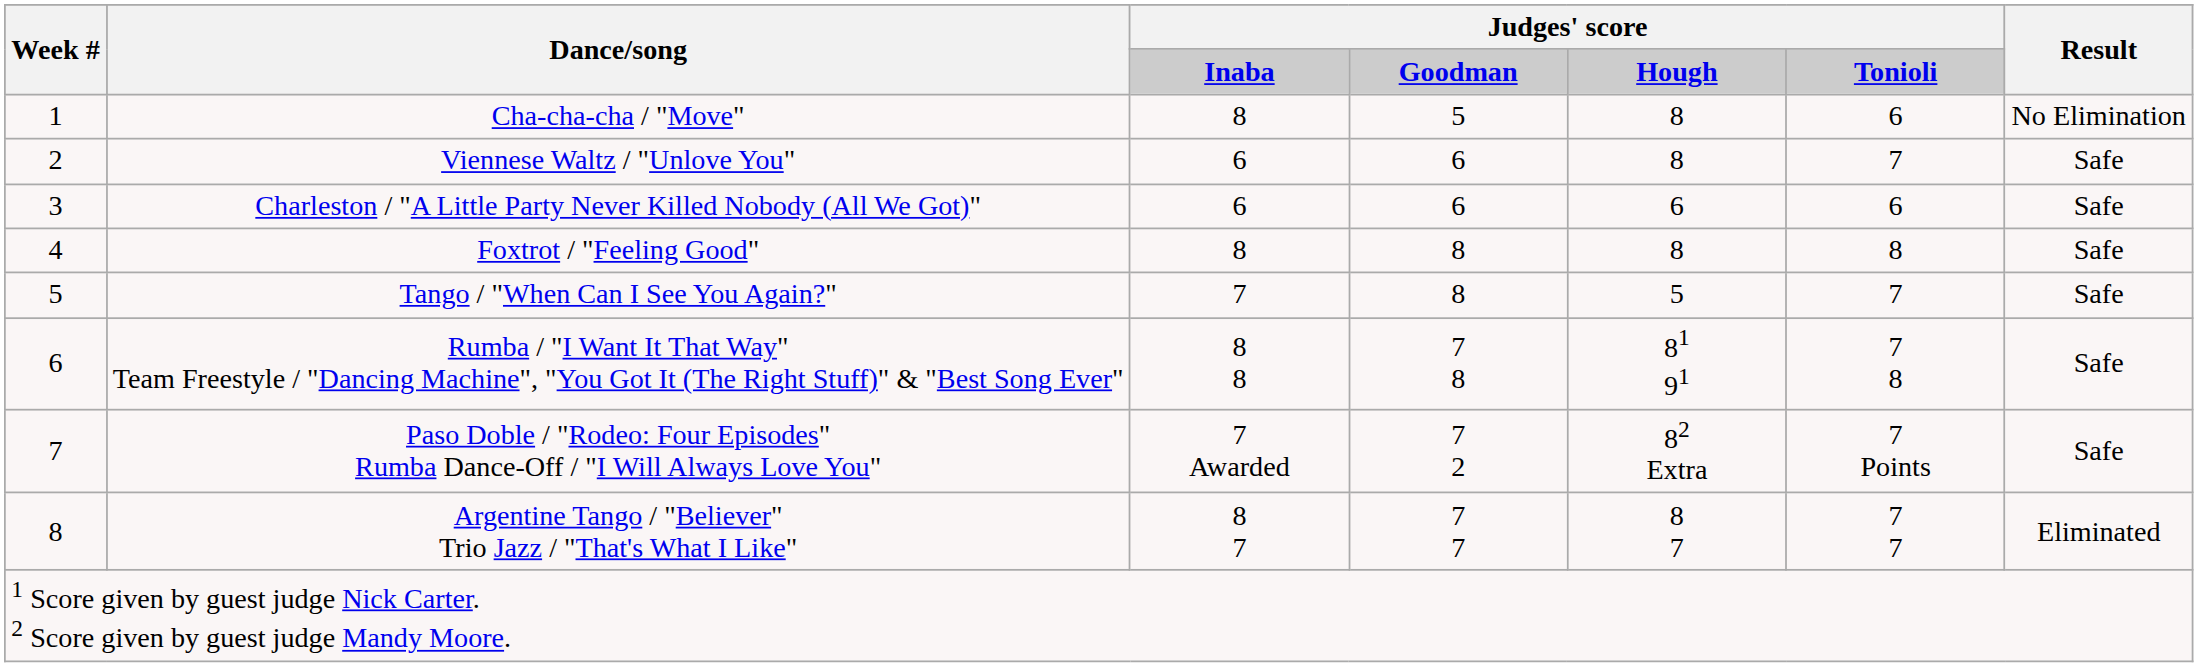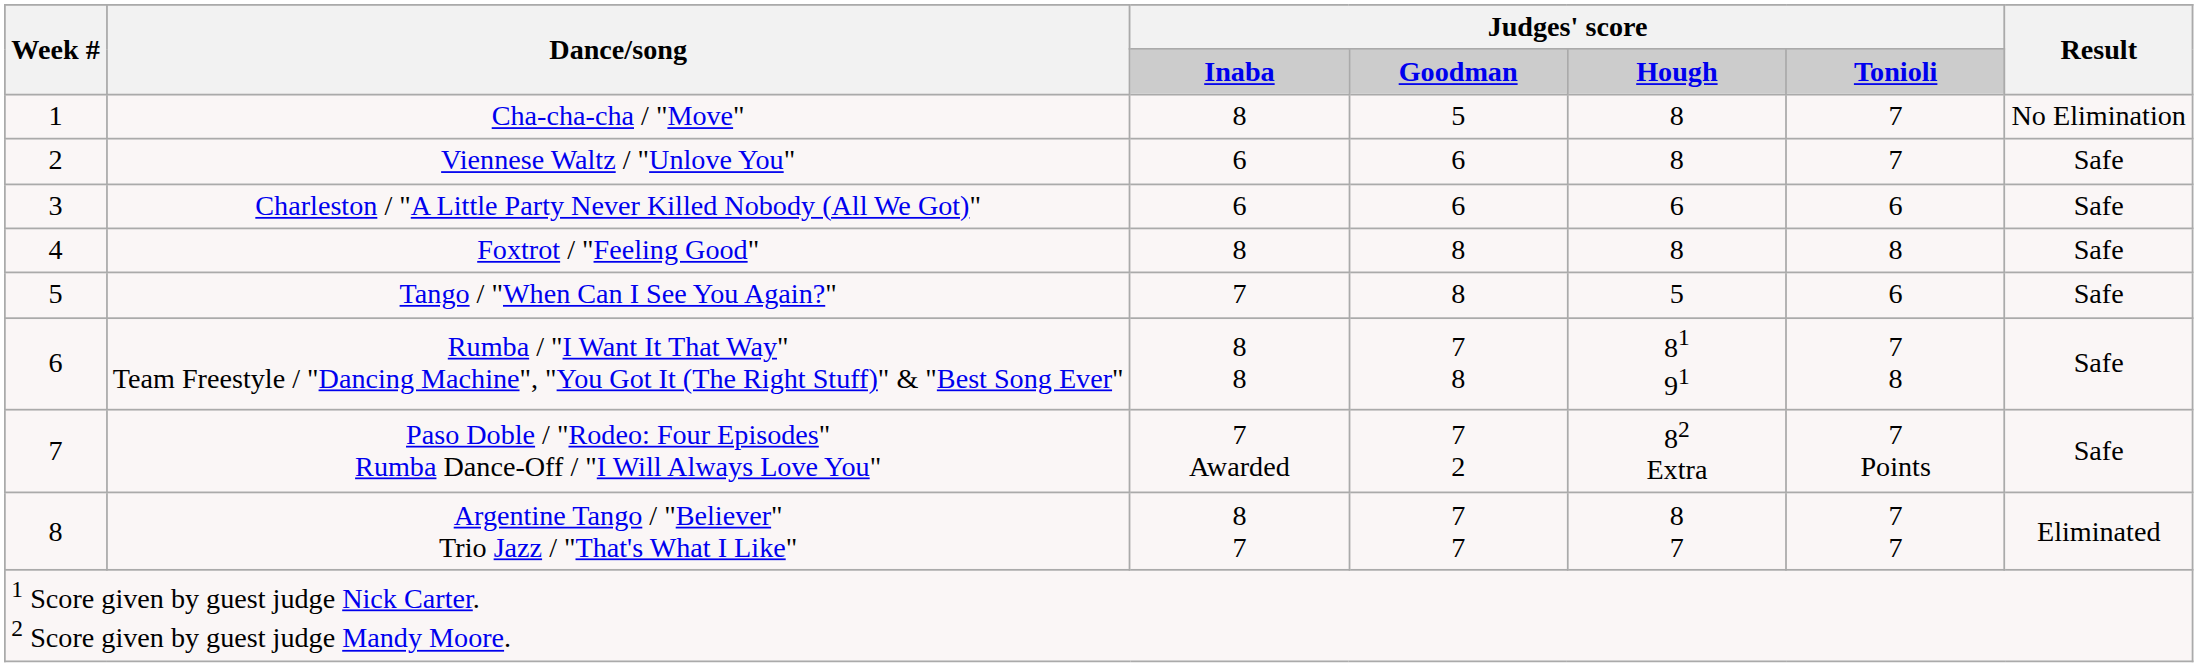(1896, 116) 6 -> (1896, 116) 7
(1896, 294) 7 -> (1896, 294) 6
